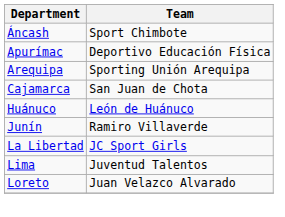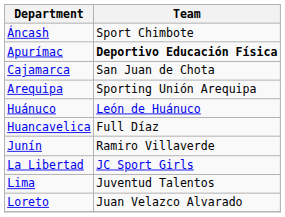(180, 52) normal -> (187, 52) bold
rows swapped: (35, 70) <-> (39, 89)
+ row: (49, 127)
